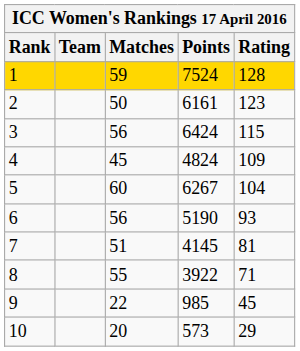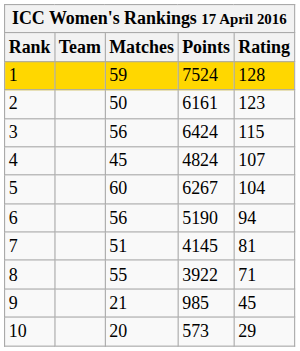(252, 160) 109 -> (252, 160) 107
(247, 217) 93 -> (247, 217) 94
(118, 302) 22 -> (118, 302) 21
